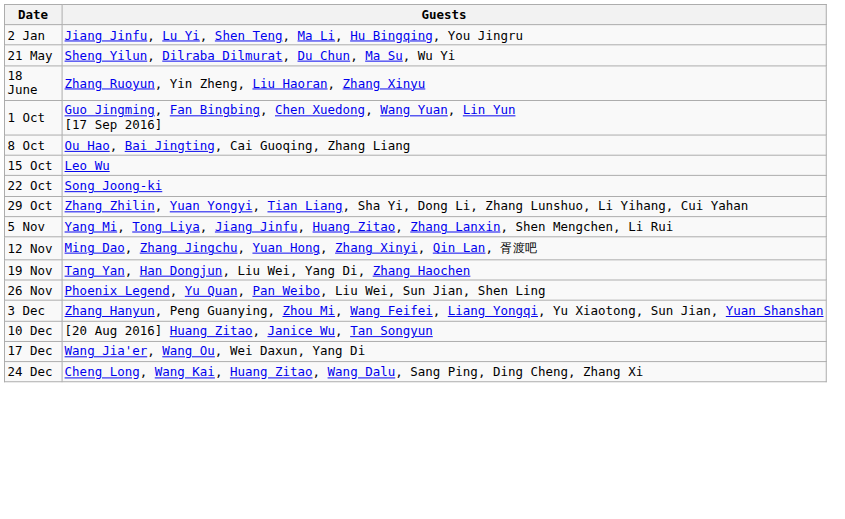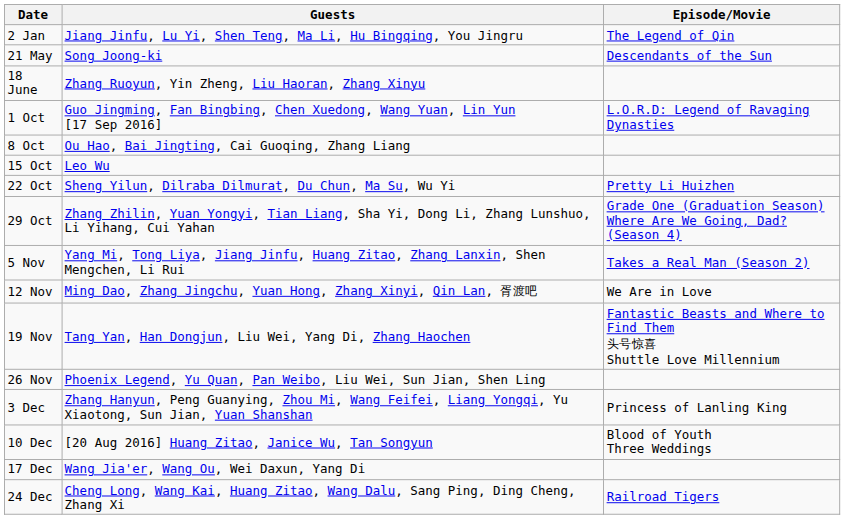+ column: (722, 15)
(260, 55) Sheng Yilun, Dilraba Dilmurat, Du Chun, Ma Su, Wu Yi -> (113, 55) Song Joong-ki
(113, 186) Song Joong-ki -> (260, 186) Sheng Yilun, Dilraba Dilmurat, Du Chun, Ma Su, Wu Yi
